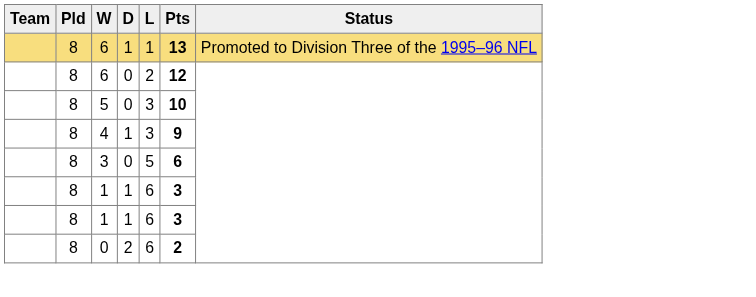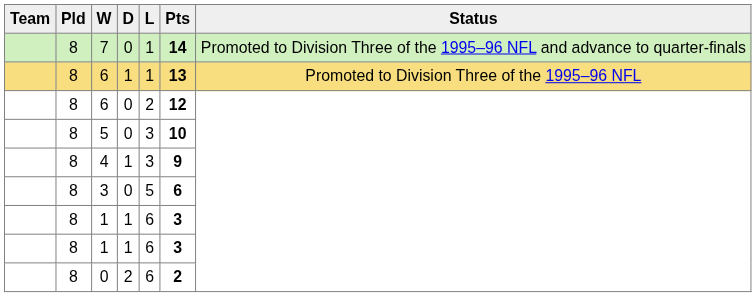+ row: (104, 47)
